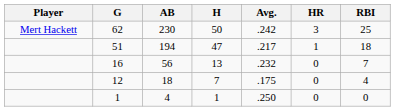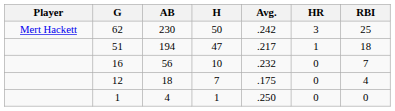(217, 64) 13 -> (217, 64) 10
